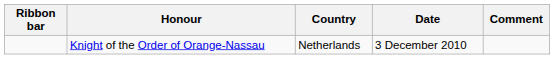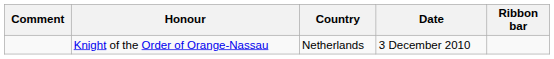columns swapped: (36, 20) <-> (516, 20)
